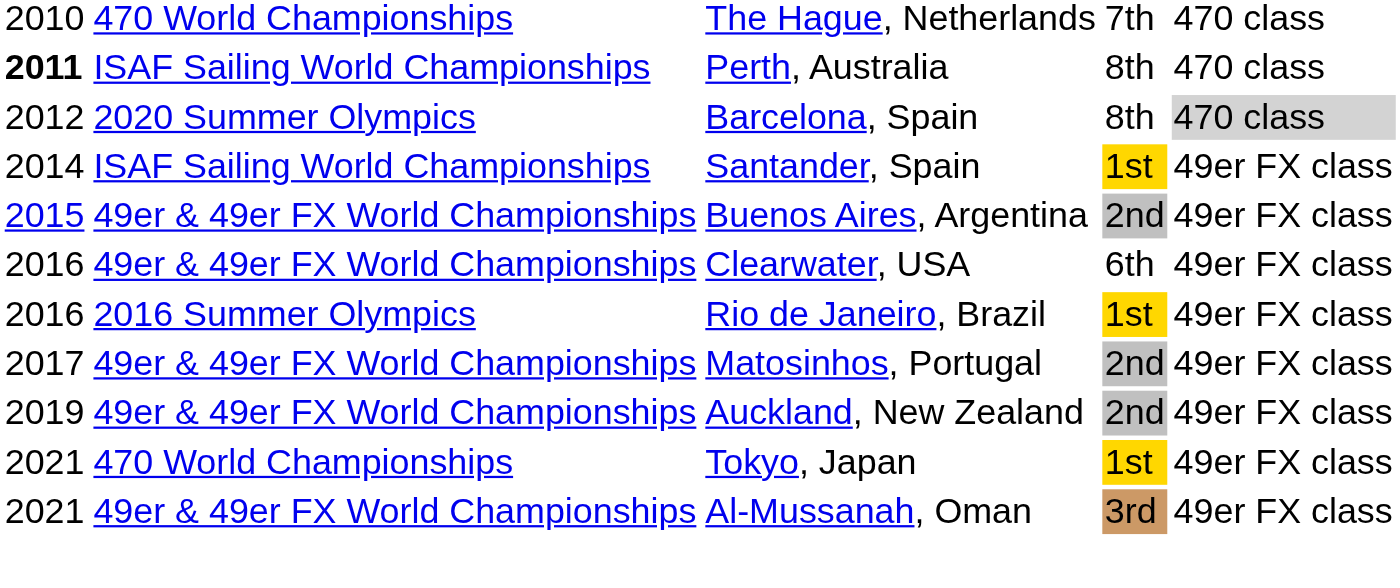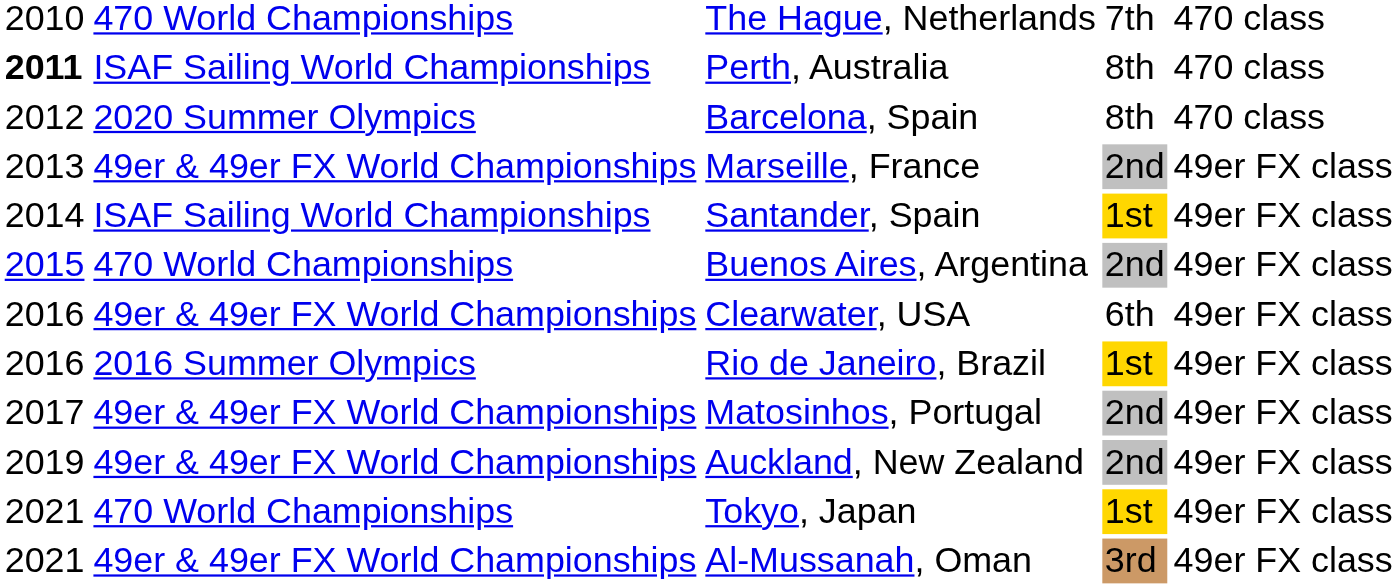(1249, 116) lightgrey background -> (1249, 116) no background
+ row: (843, 166)
(395, 215) 49er & 49er FX World Championships -> (303, 264) 470 World Championships
